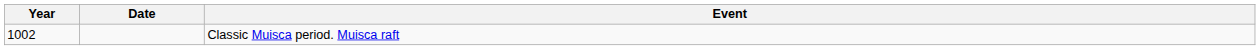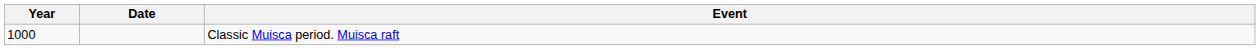(21, 34) 1002 -> (21, 34) 1000
